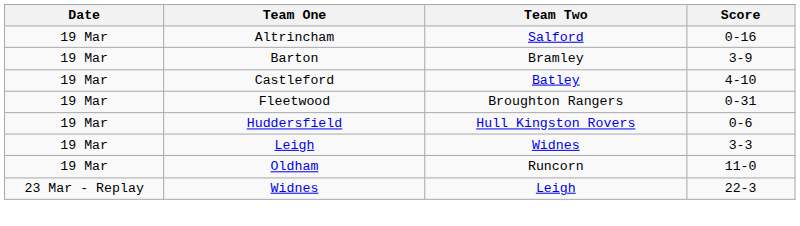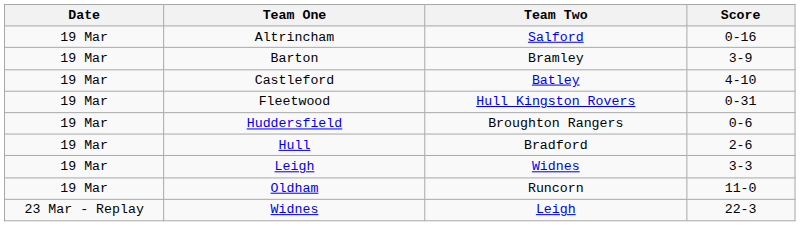(556, 102) Broughton Rangers -> (556, 102) Hull Kingston Rovers
(556, 123) Hull Kingston Rovers -> (556, 123) Broughton Rangers
+ row: (294, 145)
